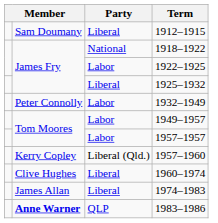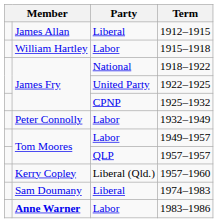(48, 31) Sam Doumany -> (42, 31) James Allan
+ row: (185, 48)
(101, 66) Labor -> (121, 84) United Party
(104, 84) Liberal -> (107, 102) CPNP
(101, 137) Labor -> (103, 155) QLP
- row: (180, 173)
(42, 191) James Allan -> (48, 191) Sam Doumany
(98, 208) QLP -> (106, 208) Labor
